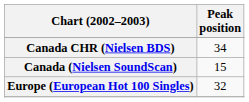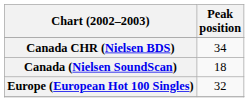(220, 67) 15 -> (220, 67) 18
